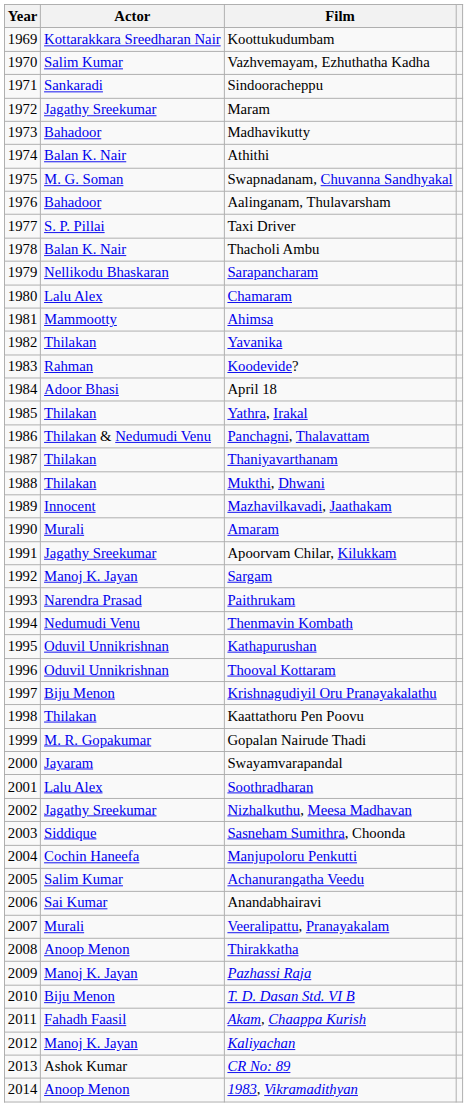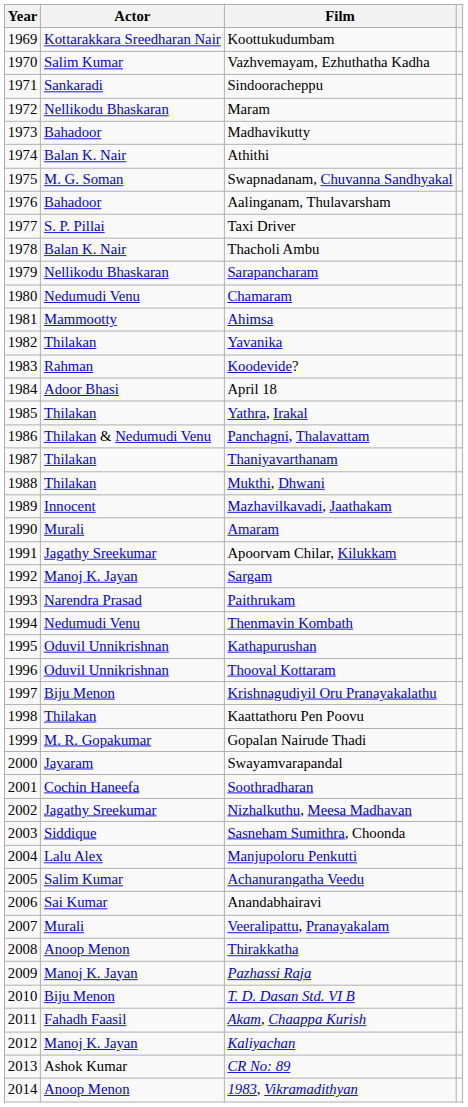(100, 109) Jagathy Sreekumar -> (106, 109) Nellikodu Bhaskaran
(73, 296) Lalu Alex -> (92, 296) Nedumudi Venu
(73, 786) Lalu Alex -> (92, 786) Cochin Haneefa
(92, 856) Cochin Haneefa -> (73, 856) Lalu Alex
